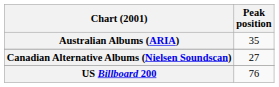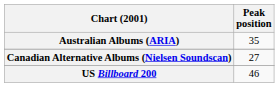(254, 73) 76 -> (254, 73) 46
